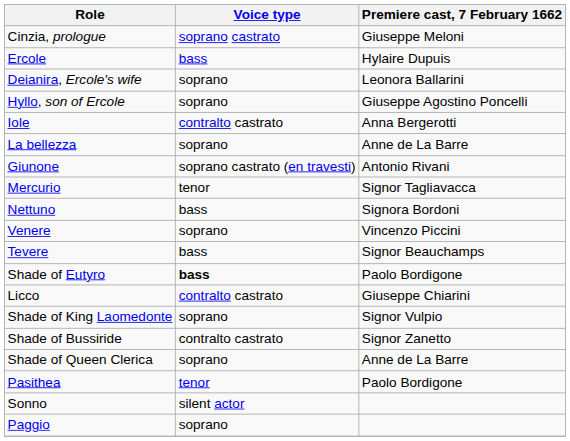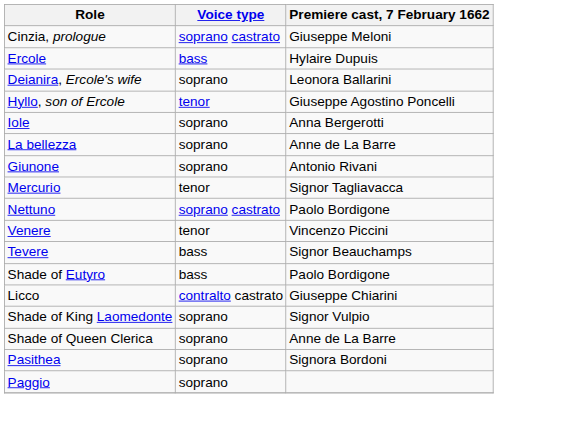(203, 101) soprano -> (194, 101) tenor
(231, 123) contralto castrato -> (203, 123) soprano
(267, 166) soprano castrato (en travesti) -> (203, 166) soprano
(193, 209) bass -> (229, 209) soprano castrato
(411, 209) Signora Bordoni -> (340, 209) Paolo Bordigone
(203, 230) soprano -> (194, 230) tenor
(194, 274) bold -> (193, 274) normal
- row: (65, 338)
(194, 381) tenor -> (203, 360) soprano
(412, 381) Paolo Bordigone -> (338, 360) Signora Bordoni
- row: (27, 403)
